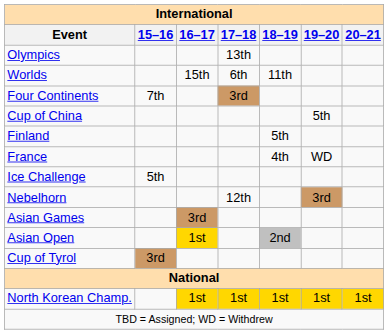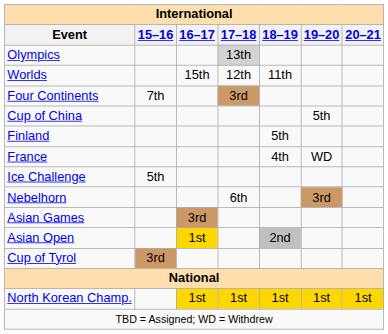(239, 55) no background -> (239, 55) lightgrey background
(239, 75) 6th -> (239, 75) 12th
(239, 197) 12th -> (239, 197) 6th
